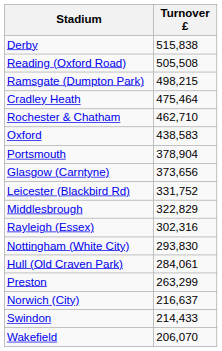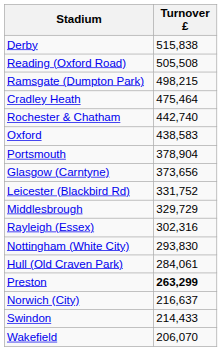(177, 117) 462,710 -> (177, 117) 442,740
(177, 209) 322,829 -> (177, 209) 329,729
(177, 282) normal -> (177, 282) bold
